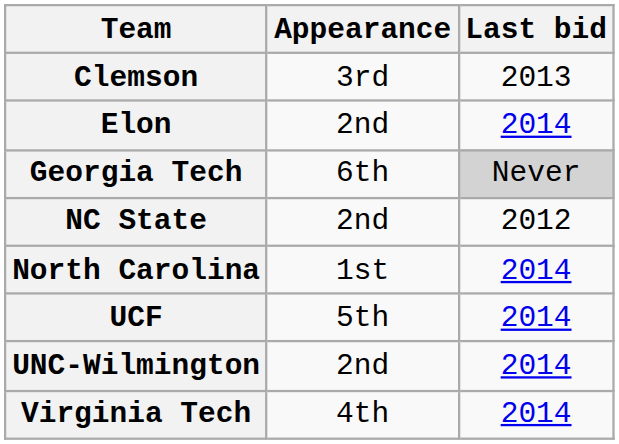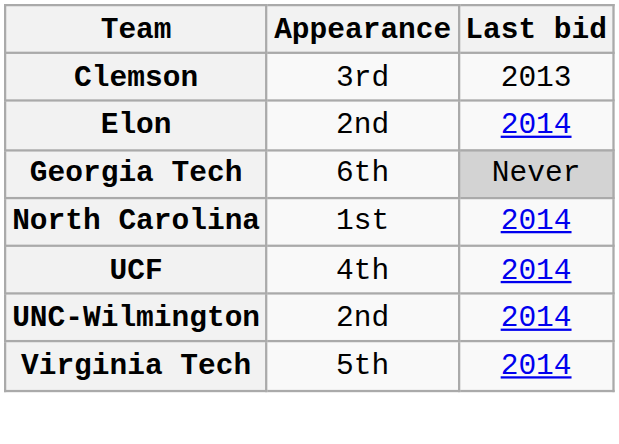- row: (136, 222)
(363, 318) 5th -> (363, 270) 4th
(363, 414) 4th -> (363, 366) 5th
